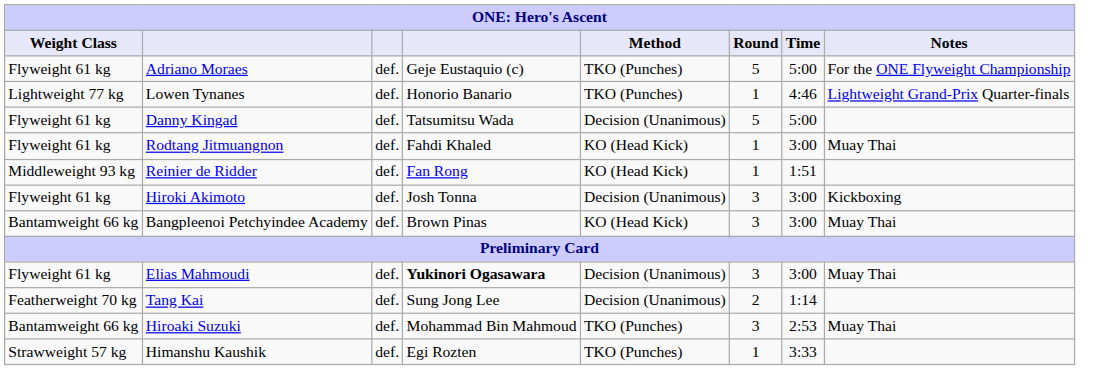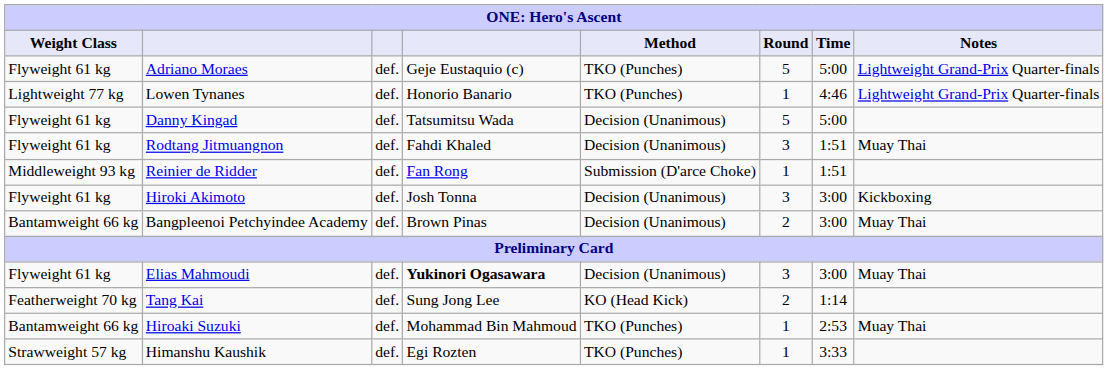(949, 68) For the ONE Flyweight Championship -> (979, 68) Lightweight Grand-Prix Quarter-finals
(636, 145) KO (Head Kick) -> (655, 145) Decision (Unanimous)
(756, 145) 1 -> (786, 145) 3
(803, 145) 3:00 -> (833, 145) 1:51
(636, 171) KO (Head Kick) -> (670, 171) Submission (D'arce Choke)
(636, 223) KO (Head Kick) -> (655, 223) Decision (Unanimous)
(756, 223) 3 -> (786, 223) 2
(655, 300) Decision (Unanimous) -> (636, 300) KO (Head Kick)
(756, 325) 3 -> (786, 325) 1
